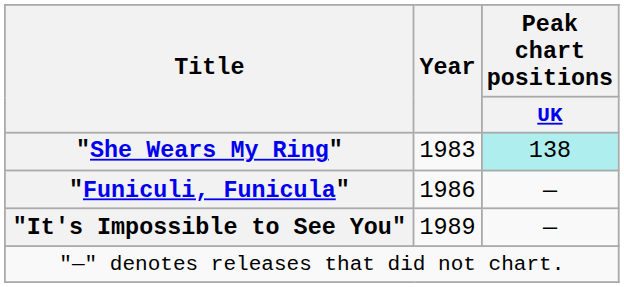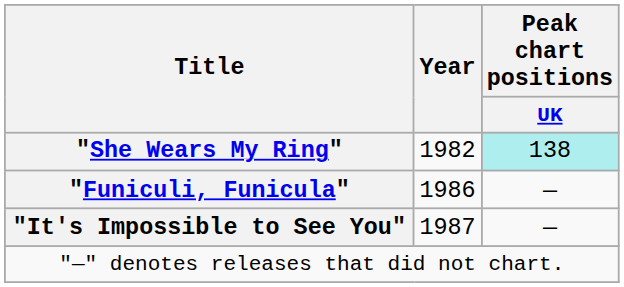(448, 151) 1983 -> (448, 151) 1982
(448, 228) 1989 -> (448, 228) 1987
